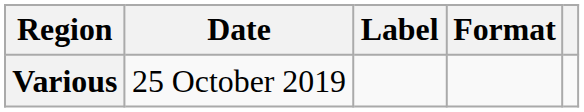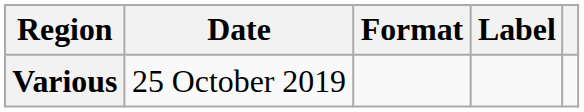columns swapped: (504, 29) <-> (400, 29)
